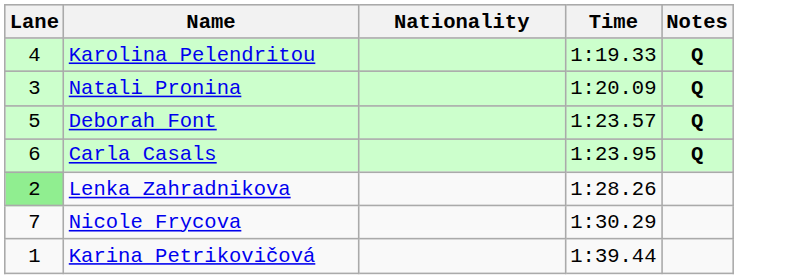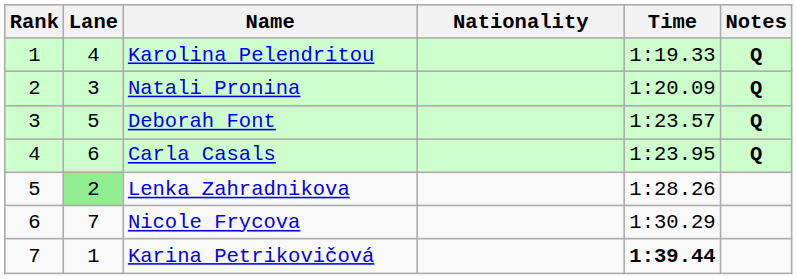+ column: (34, 22)
(613, 256) normal -> (672, 256) bold
